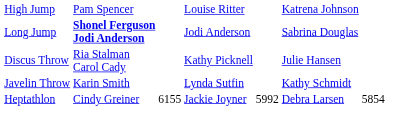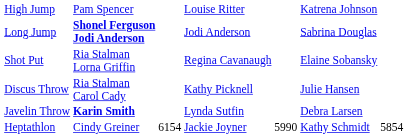+ row: (24, 60)
(101, 83) normal -> (104, 112) bold
(316, 83) Kathy Schmidt -> (331, 112) Debra Larsen
(170, 99) 6155 -> (170, 127) 6154
(267, 99) 5992 -> (286, 127) 5990
(313, 99) Debra Larsen -> (335, 127) Kathy Schmidt
